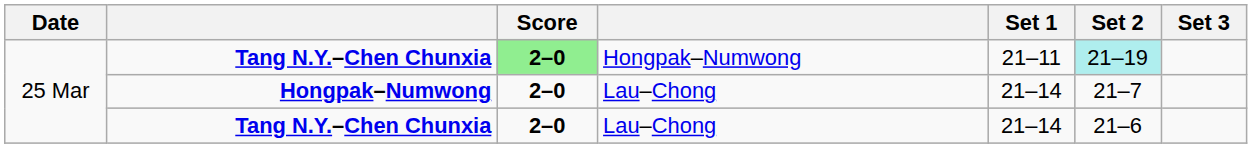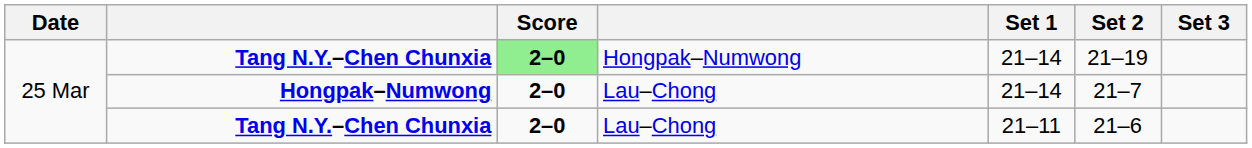(1031, 57) 21–11 -> (1031, 57) 21–14
(1118, 57) paleturquoise background -> (1118, 57) no background
(1031, 126) 21–14 -> (1031, 126) 21–11
